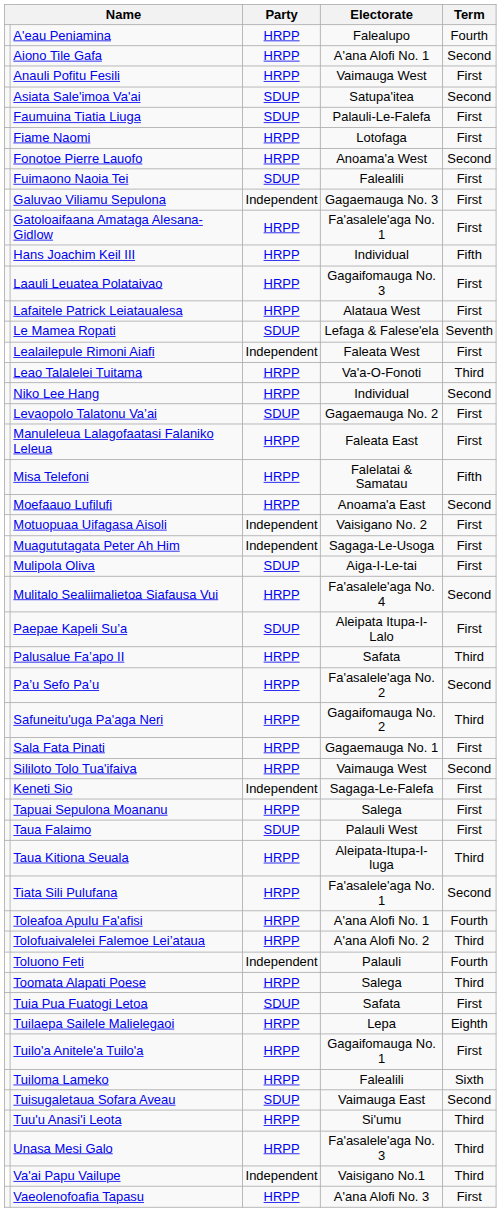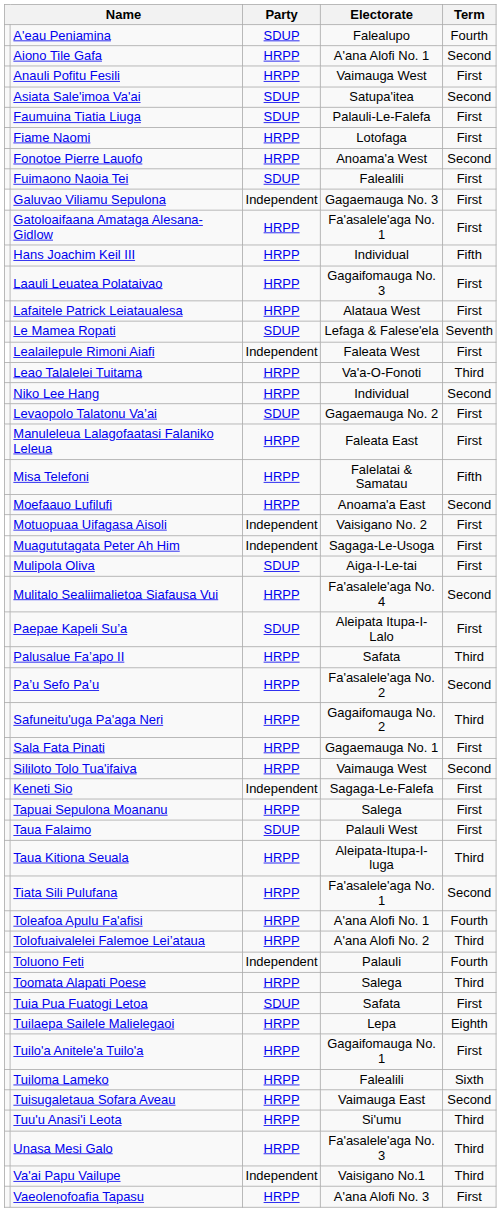(282, 35) HRPP -> (282, 35) SDUP
(282, 1100) SDUP -> (282, 1100) HRPP
